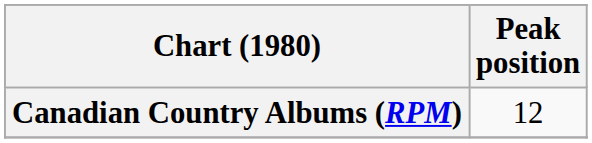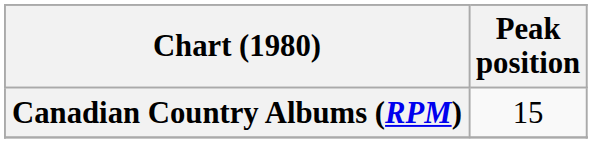(528, 112) 12 -> (528, 112) 15
